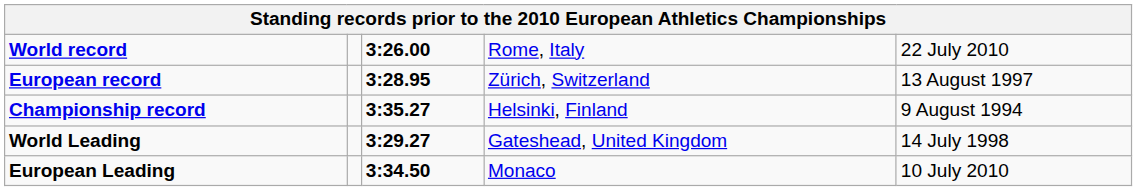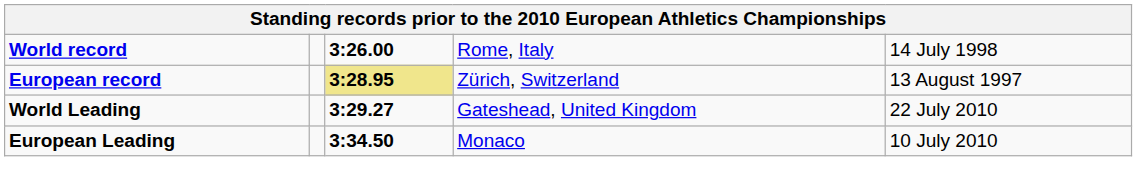(955, 49) 22 July 2010 -> (944, 49) 14 July 1998
(398, 79) no background -> (362, 79) khaki background
- row: (107, 110)
(955, 140) 14 July 1998 -> (944, 110) 22 July 2010
